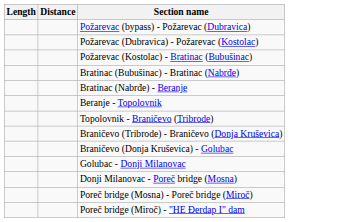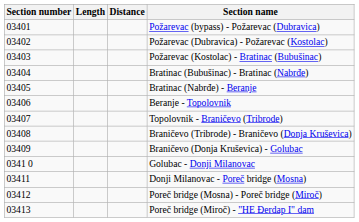+ column: (39, 12)
